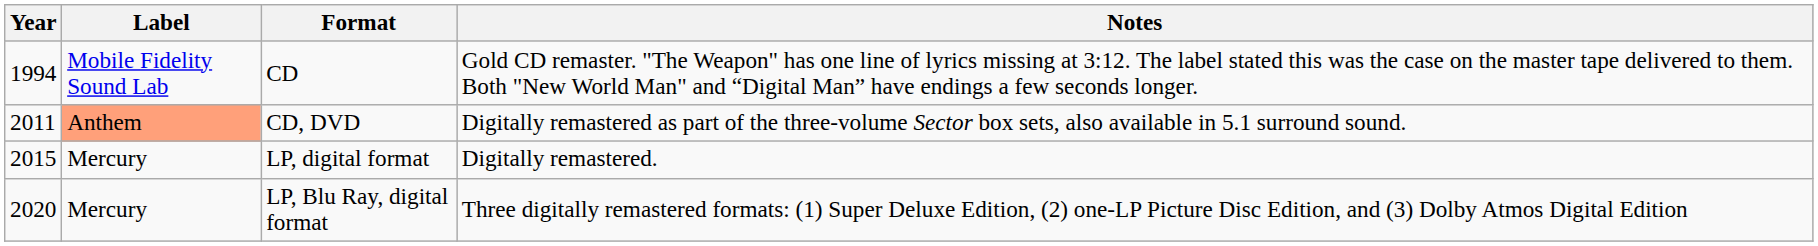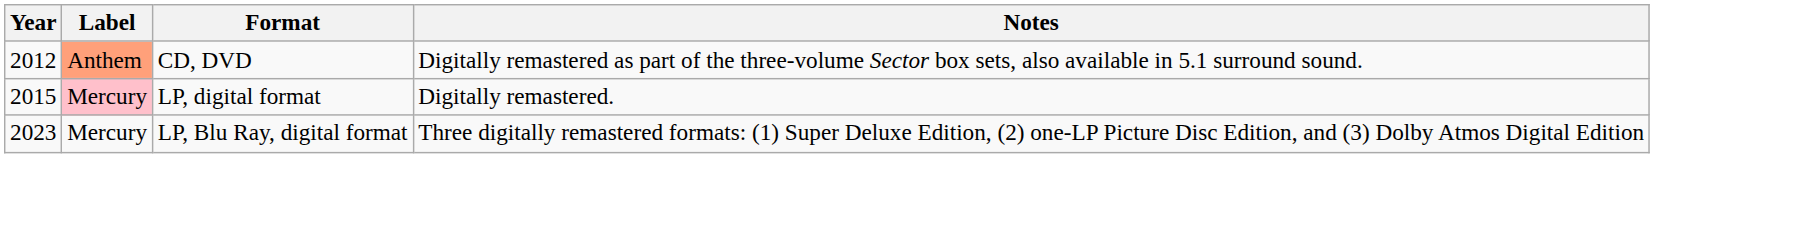- row: (282, 72)
(33, 122) 2011 -> (33, 59) 2012
(107, 159) no background -> (107, 96) pink background
(33, 209) 2020 -> (33, 133) 2023
